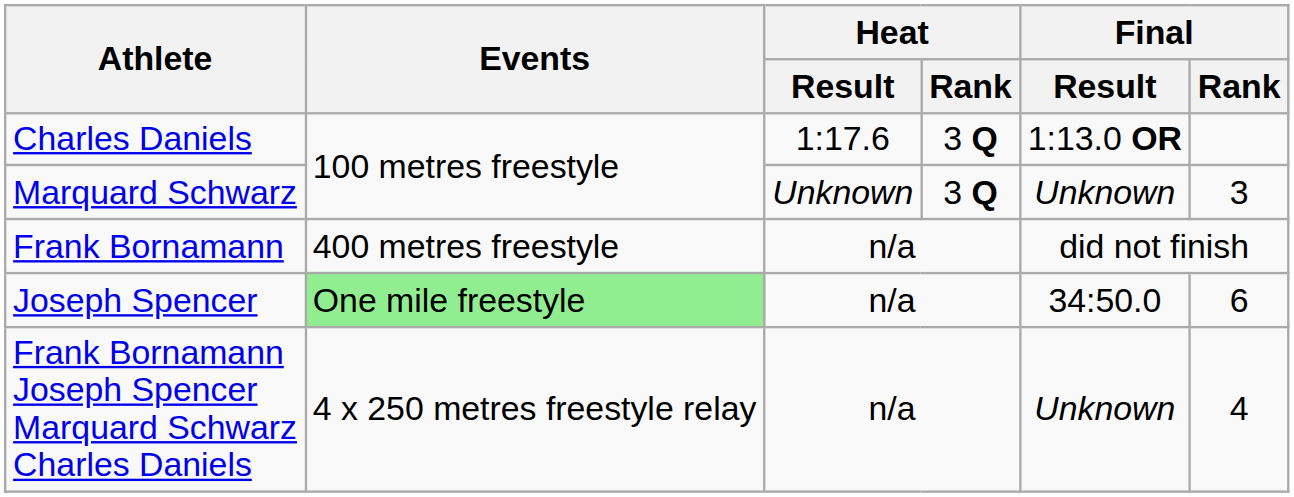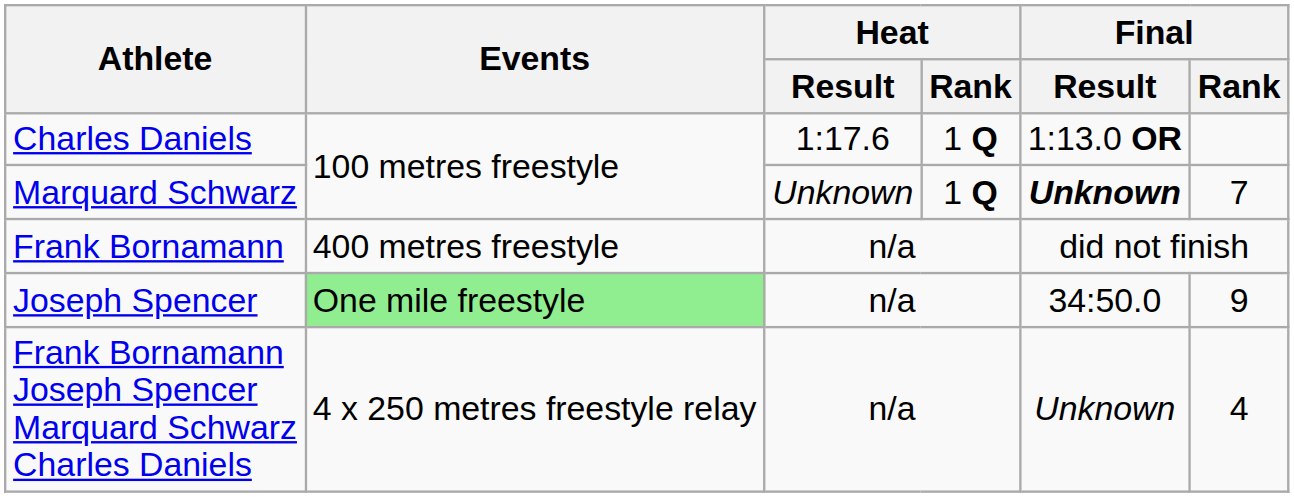(970, 139) 3 Q -> (970, 139) 1 Q
(970, 193) 3 Q -> (970, 193) 1 Q
(1105, 193) normal -> (1105, 193) bold
(1239, 193) 3 -> (1239, 193) 7
(1239, 300) 6 -> (1239, 300) 9
